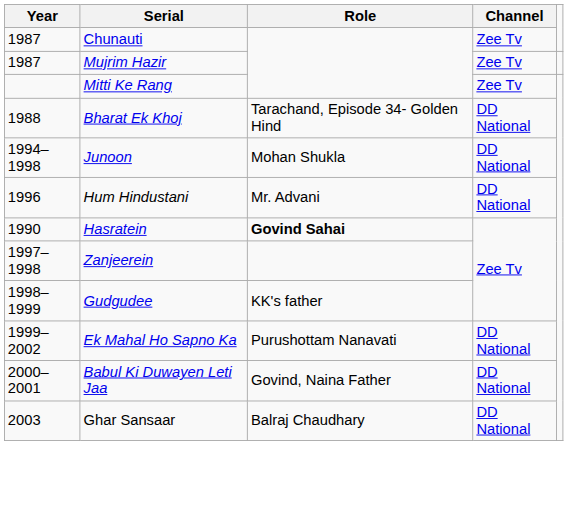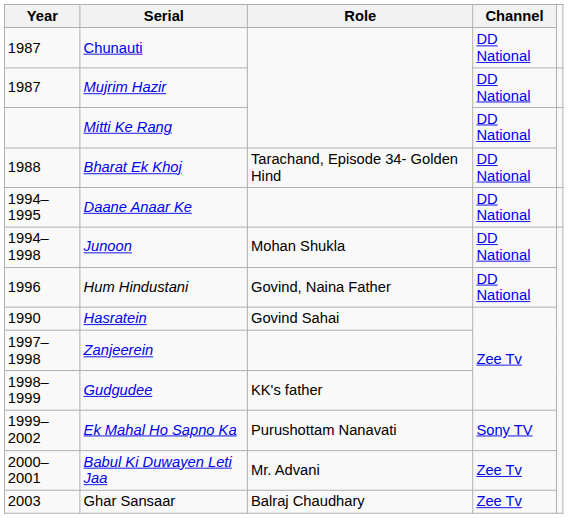(499, 39) Zee Tv -> (503, 47) DD National
(499, 62) Zee Tv -> (503, 87) DD National
(499, 86) Zee Tv -> (503, 127) DD National
+ row: (138, 207)
(285, 197) Mr. Advani -> (321, 287) Govind, Naina Father
(298, 229) bold -> (295, 318) normal
(503, 340) DD National -> (504, 430) Sony TV
(321, 380) Govind, Naina Father -> (285, 470) Mr. Advani
(503, 380) DD National -> (499, 470) Zee Tv
(503, 420) DD National -> (499, 501) Zee Tv
